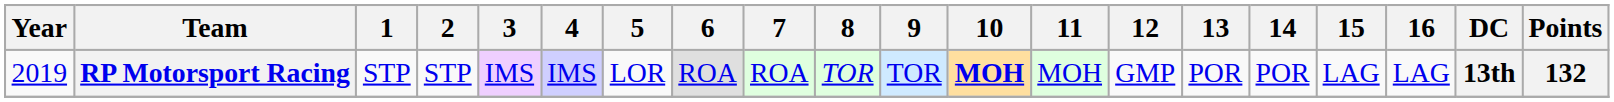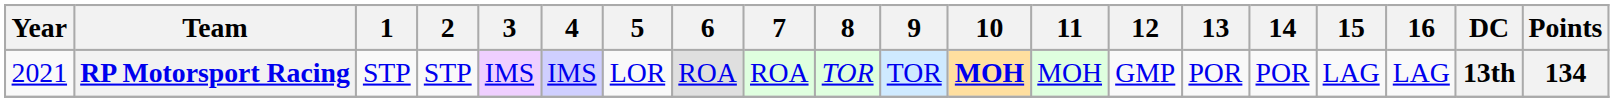(39, 72) 2019 -> (39, 72) 2021
(1565, 72) 132 -> (1565, 72) 134
